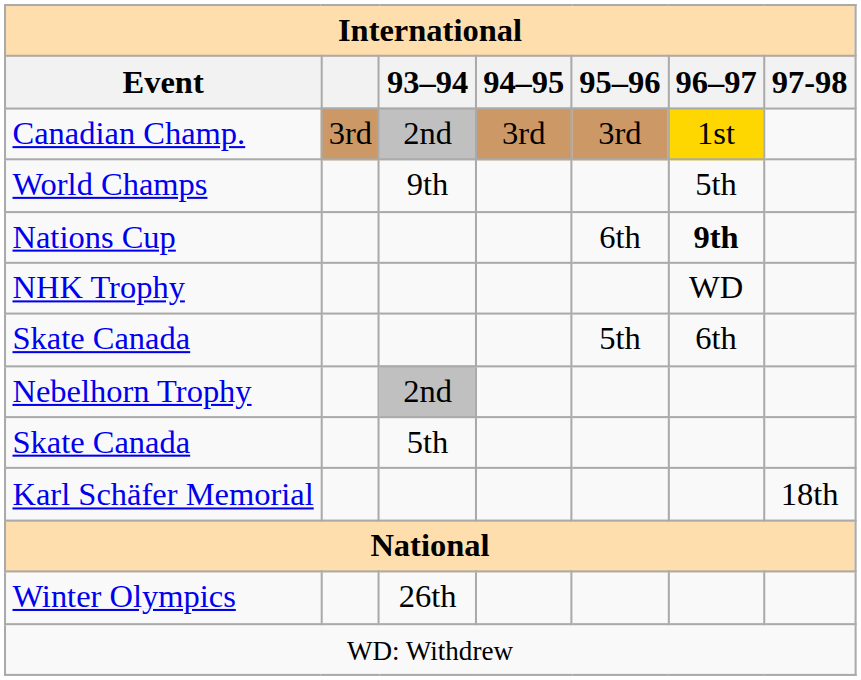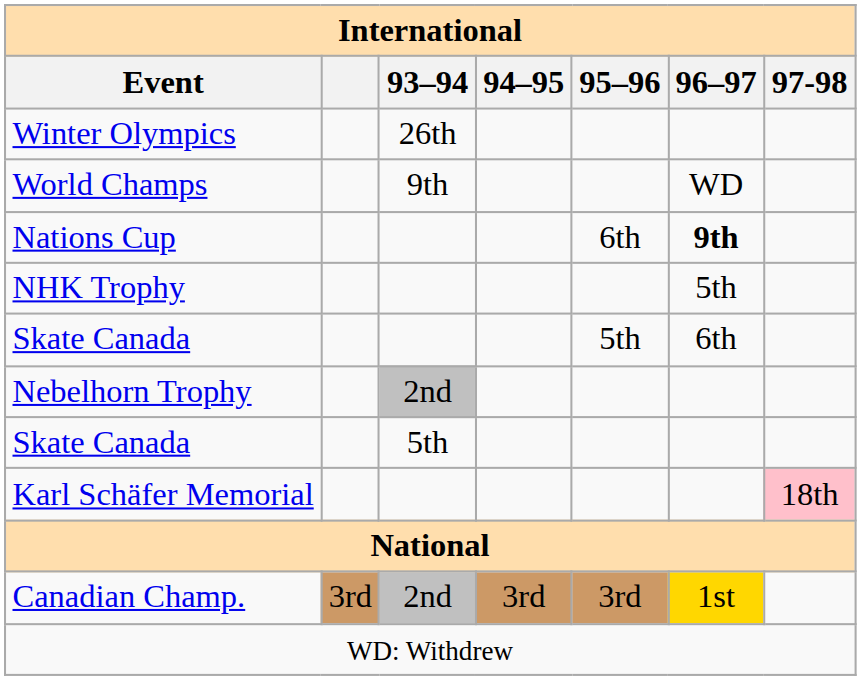rows swapped: (124, 596) <-> (129, 133)
(716, 184) 5th -> (716, 184) WD
(716, 287) WD -> (716, 287) 5th
(810, 493) no background -> (810, 493) pink background
